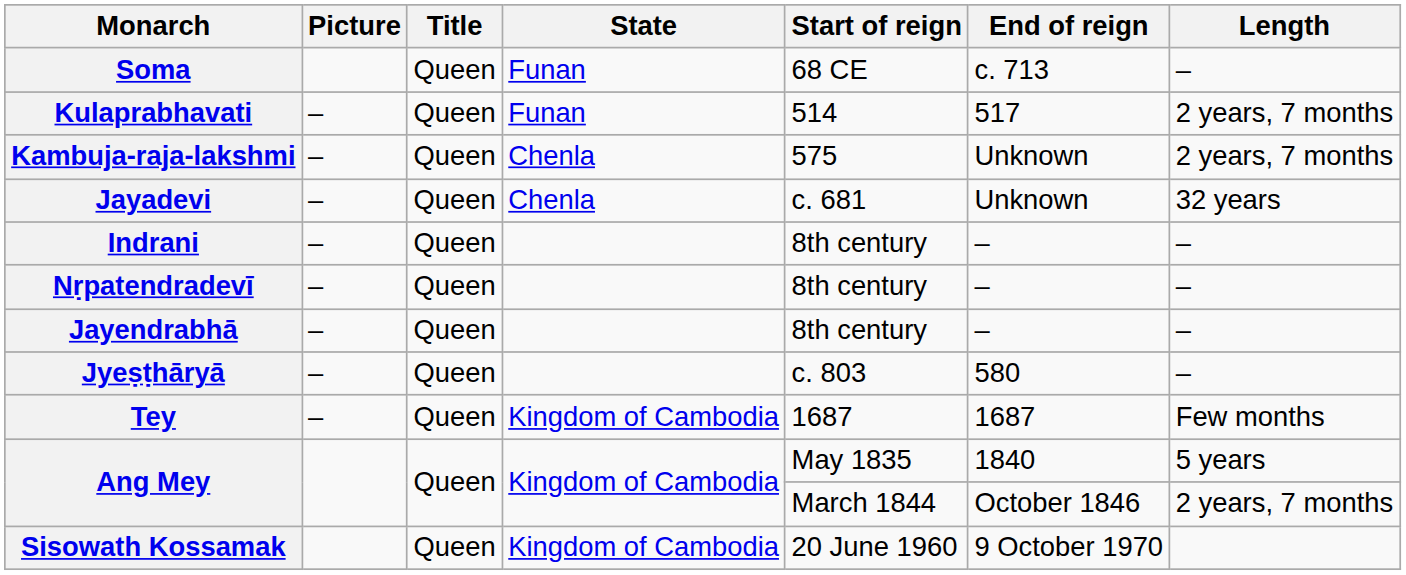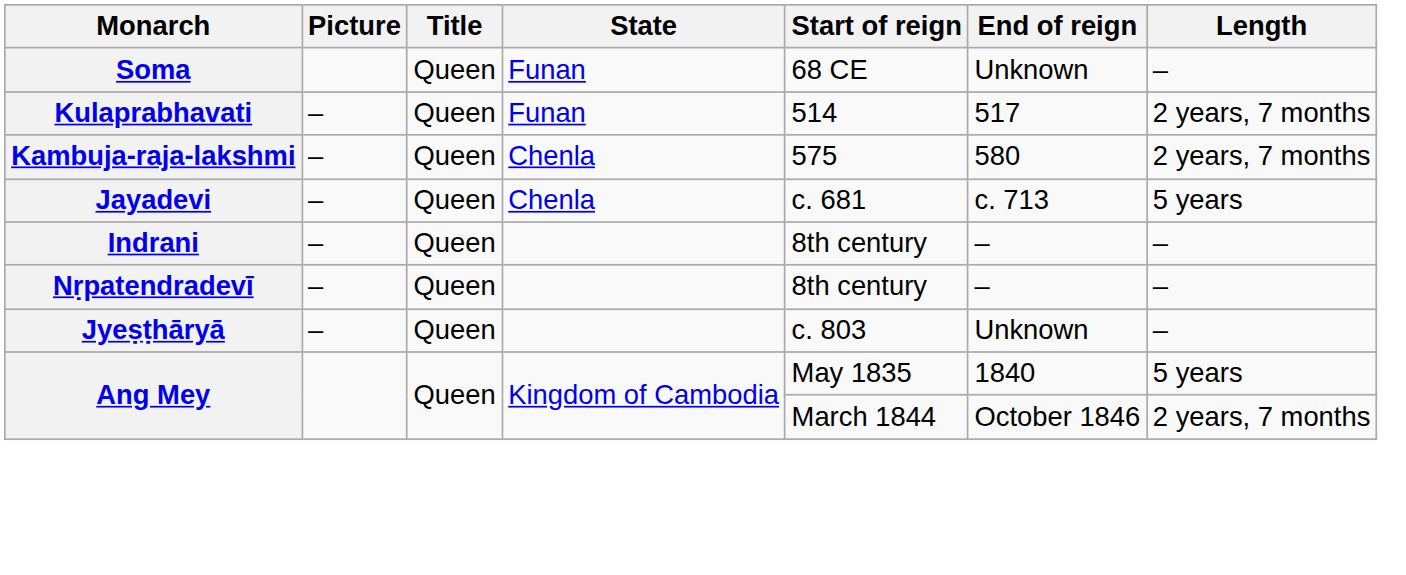(1012, 69) c. 713 -> (1031, 69) Unknown
(1031, 156) Unknown -> (997, 156) 580
(1031, 199) Unknown -> (1012, 199) c. 713
(1228, 199) 32 years -> (1198, 199) 5 years
- row: (153, 329)
(997, 373) 580 -> (1031, 329) Unknown
- row: (153, 416)
- row: (153, 546)
